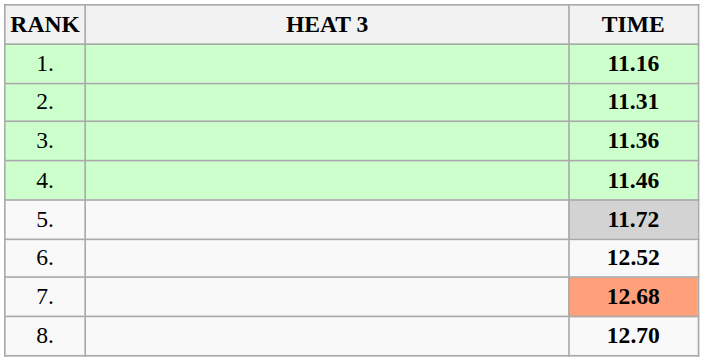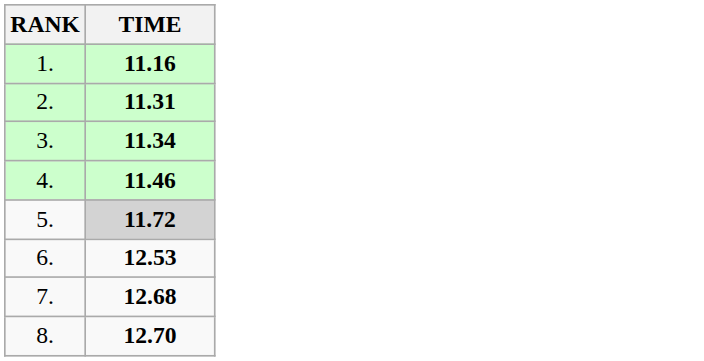- column: (327, 24)
(633, 141) 11.36 -> (150, 141) 11.34
(633, 258) 12.52 -> (150, 258) 12.53
(633, 297) lightsalmon background -> (150, 297) no background
